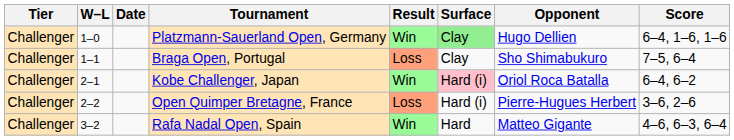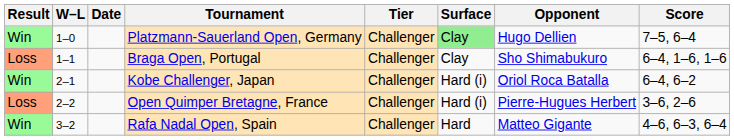columns swapped: (413, 15) <-> (41, 15)
(685, 37) 6–4, 1–6, 1–6 -> (669, 37) 7–5, 6–4
(669, 59) 7–5, 6–4 -> (685, 59) 6–4, 1–6, 1–6
(464, 80) pink background -> (464, 80) no background
